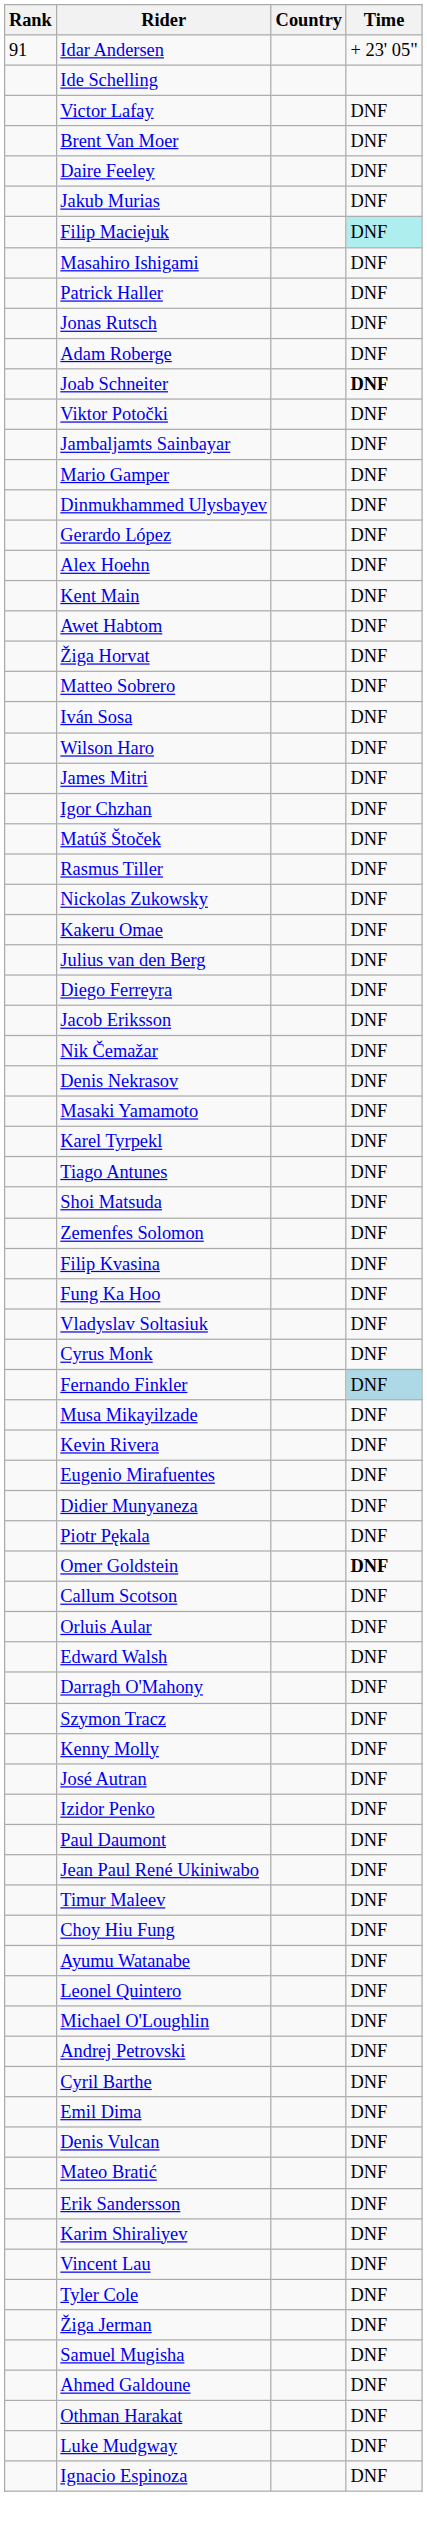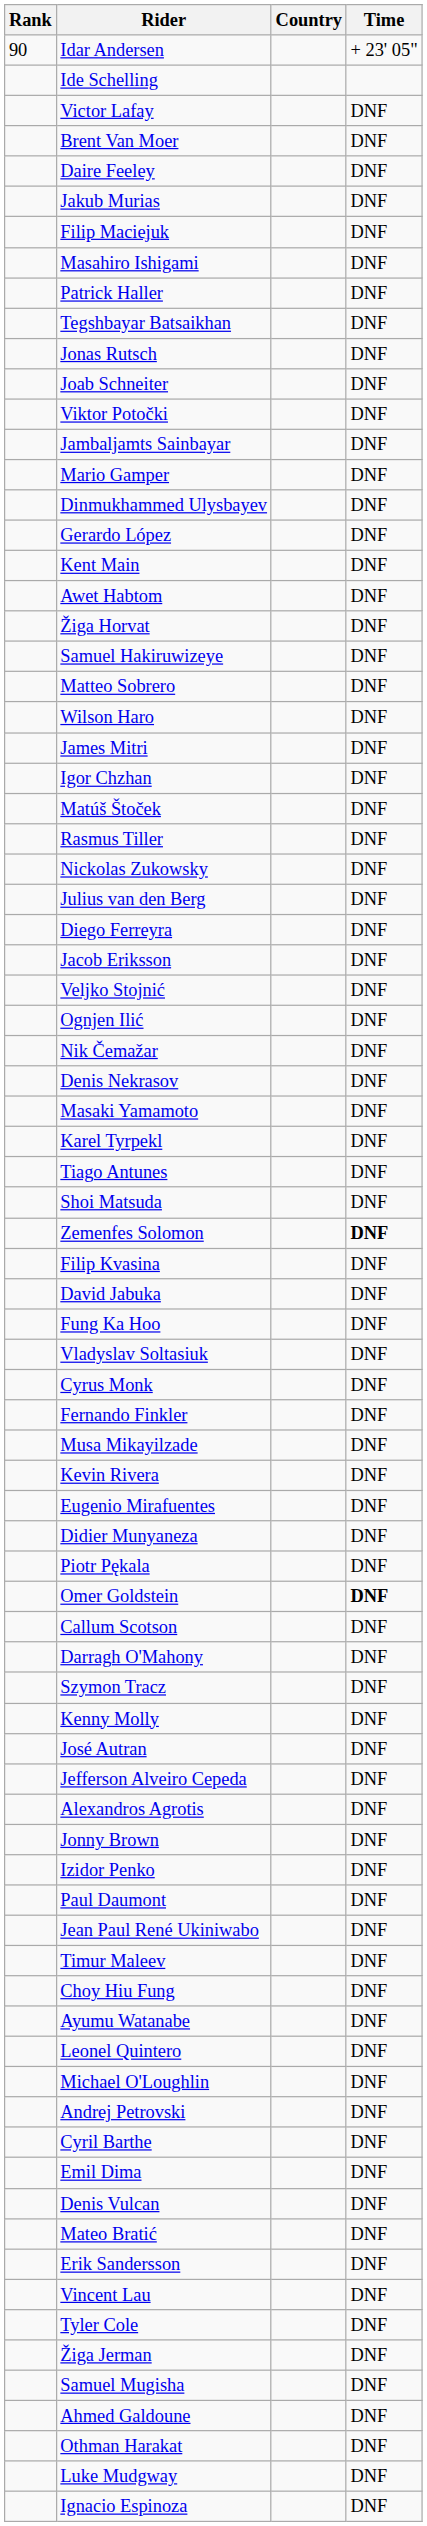(18, 50) 91 -> (18, 50) 90
(369, 232) paleturquoise background -> (369, 232) no background
+ row: (146, 323)
- row: (116, 353)
(369, 383) bold -> (369, 383) normal
- row: (105, 565)
+ row: (142, 656)
- row: (96, 717)
- row: (112, 929)
+ row: (113, 990)
+ row: (102, 1020)
(369, 1232) normal -> (369, 1232) bold
+ row: (111, 1293)
(369, 1384) lightblue background -> (369, 1414) no background
- row: (106, 1627)
- row: (114, 1657)
+ row: (154, 1778)
+ row: (132, 1809)
+ row: (110, 1839)
- row: (124, 2233)
